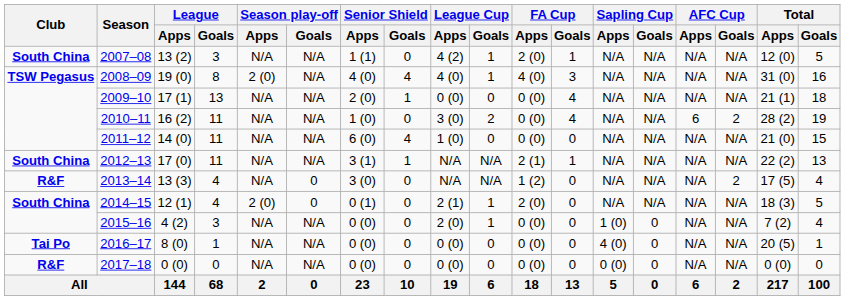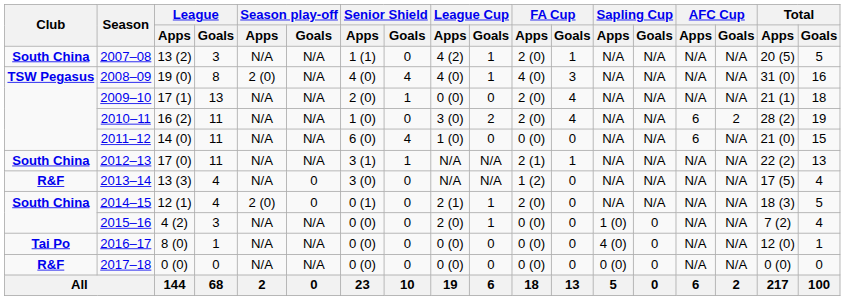(778, 56) 12 (0) -> (778, 56) 20 (5)
(532, 98) 0 (0) -> (532, 98) 2 (0)
(532, 118) 0 (0) -> (532, 118) 2 (0)
(696, 139) N/A -> (696, 139) 6
(736, 181) 2 -> (736, 181) N/A
(778, 243) 20 (5) -> (778, 243) 12 (0)
